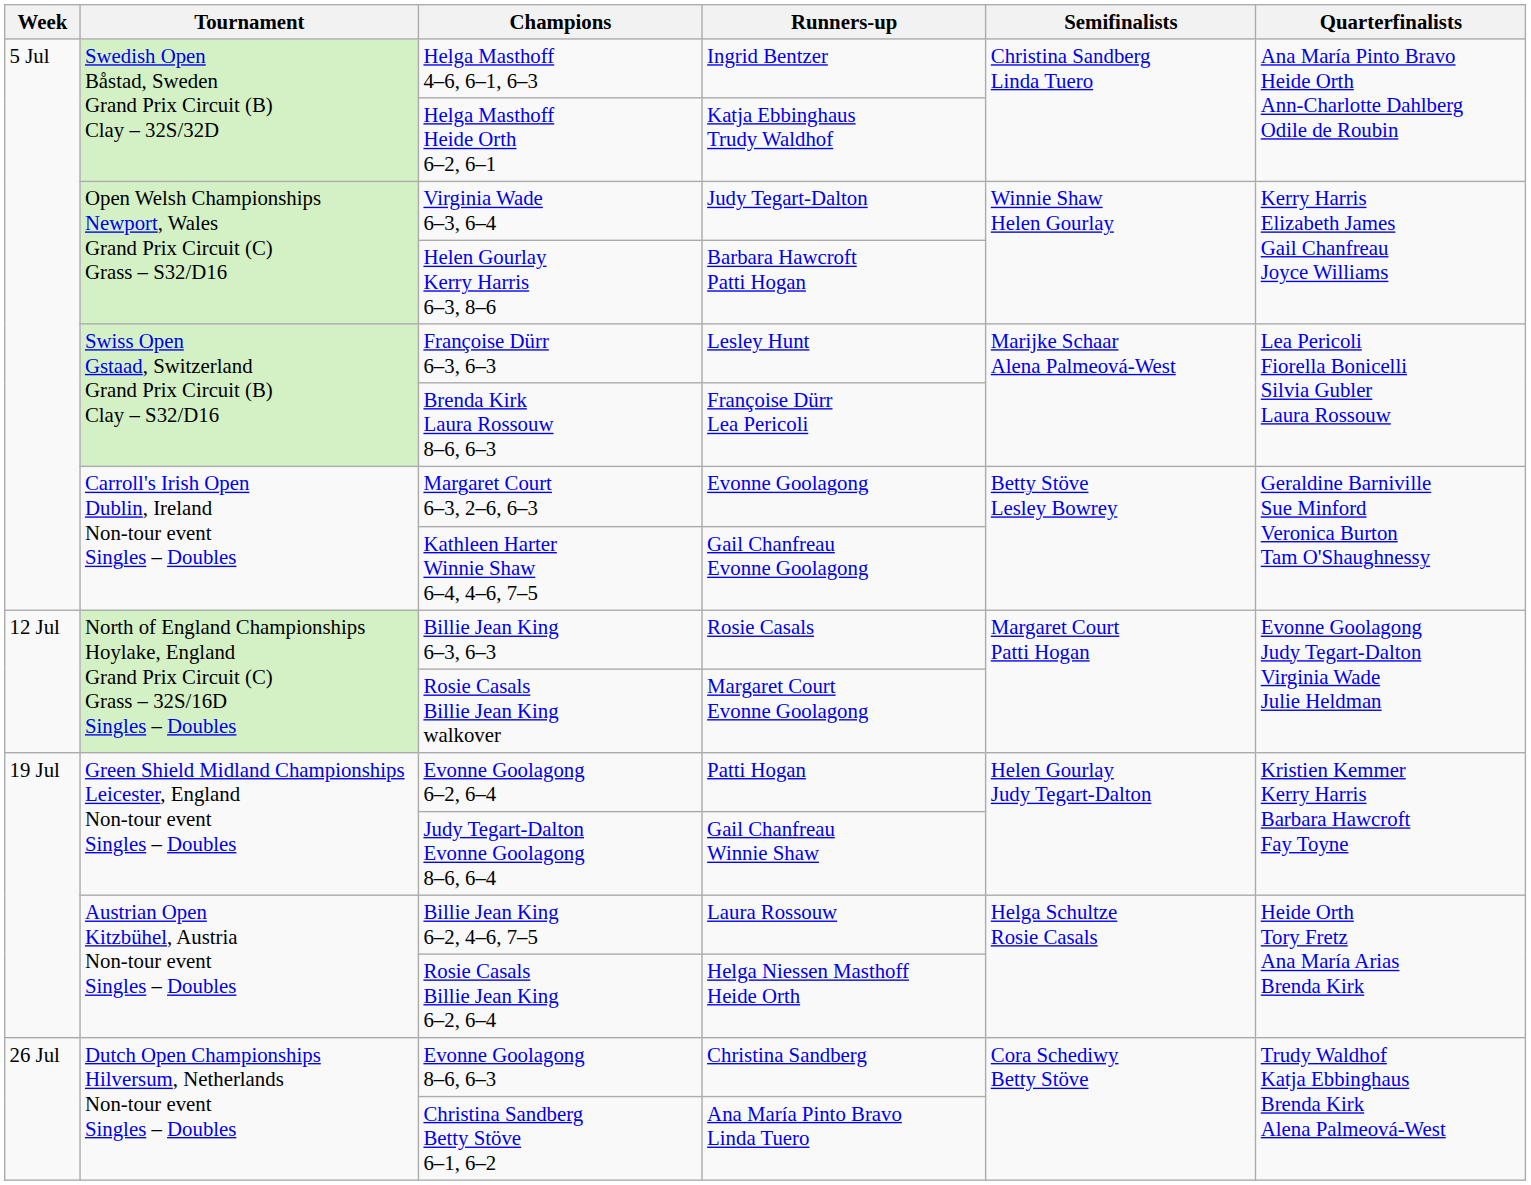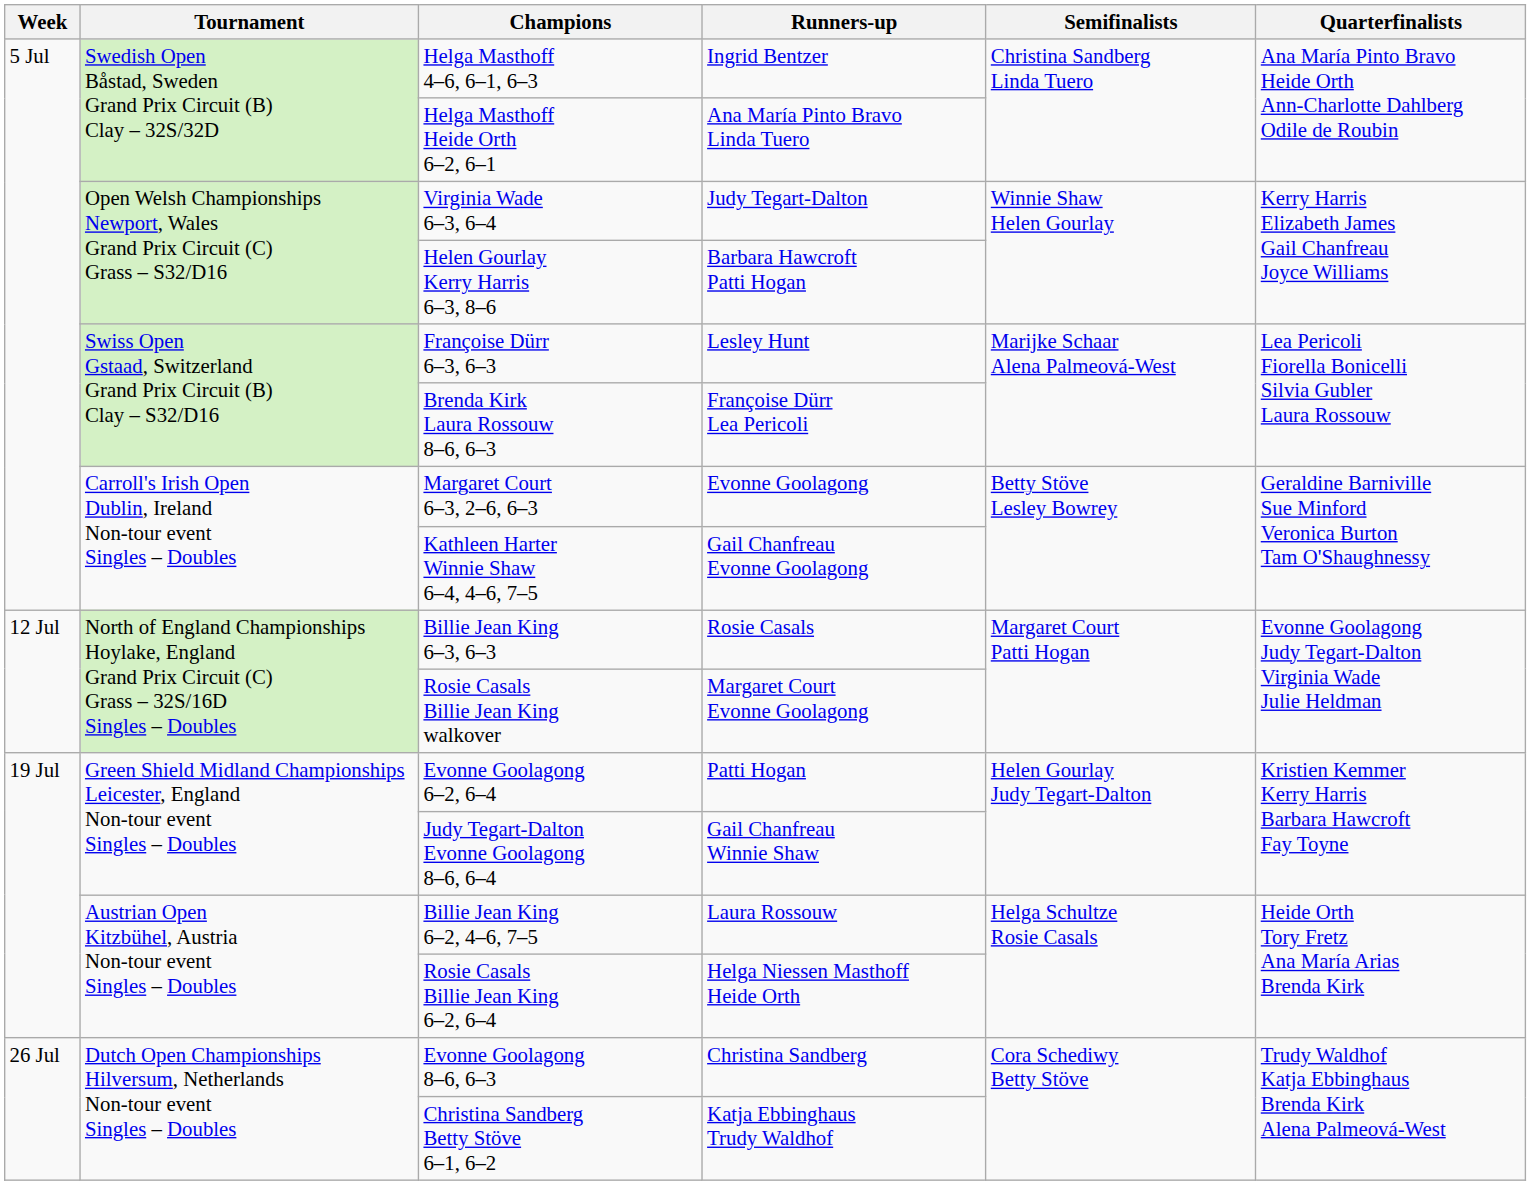(781, 127) Katja Ebbinghaus Trudy Waldhof -> (804, 127) Ana María Pinto Bravo Linda Tuero
(804, 1126) Ana María Pinto Bravo Linda Tuero -> (781, 1126) Katja Ebbinghaus Trudy Waldhof
